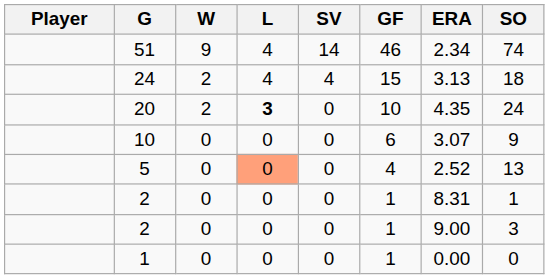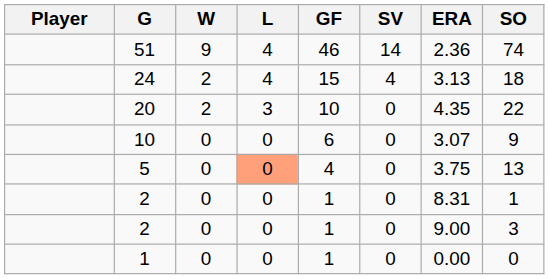columns swapped: (329, 19) <-> (390, 19)
(452, 49) 2.34 -> (452, 49) 2.36
(267, 109) bold -> (267, 109) normal
(513, 109) 24 -> (513, 109) 22
(452, 169) 2.52 -> (452, 169) 3.75
